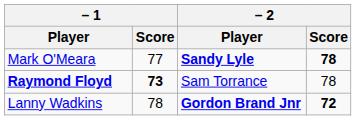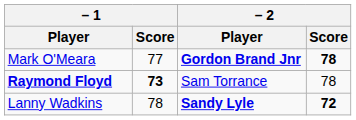(217, 59) Sandy Lyle -> (241, 59) Gordon Brand Jnr
(241, 103) Gordon Brand Jnr -> (217, 103) Sandy Lyle
